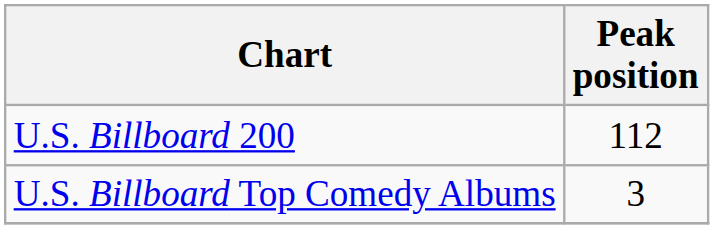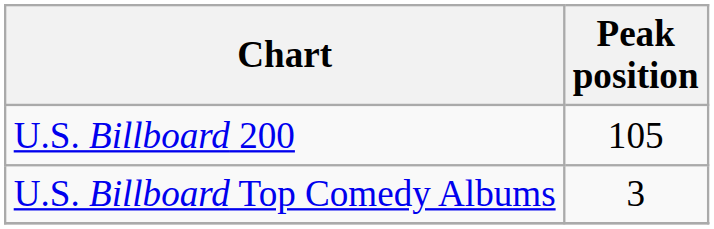(636, 134) 112 -> (636, 134) 105
